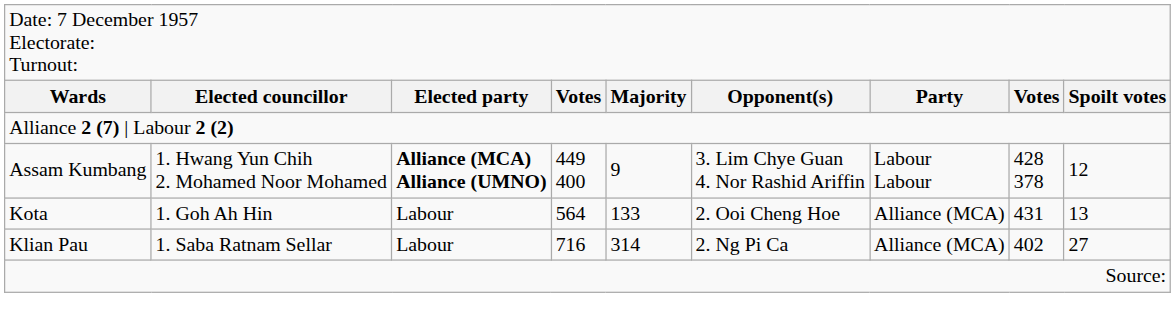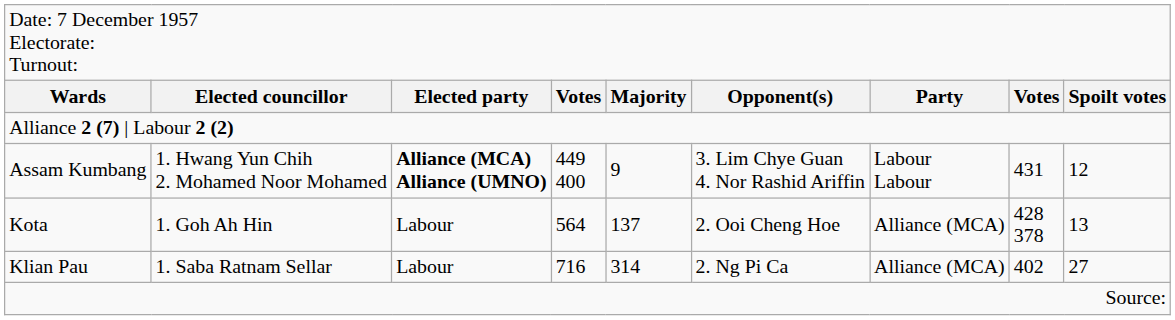(1029, 170) 428 378 -> (1029, 170) 431
(625, 213) 133 -> (625, 224) 137
(1029, 213) 431 -> (1029, 224) 428 378
